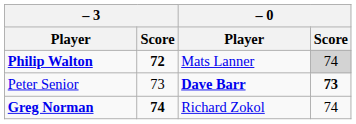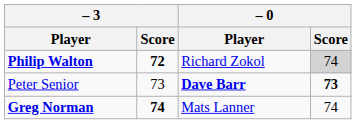(218, 61) Mats Lanner -> (223, 61) Richard Zokol
(223, 107) Richard Zokol -> (218, 107) Mats Lanner
